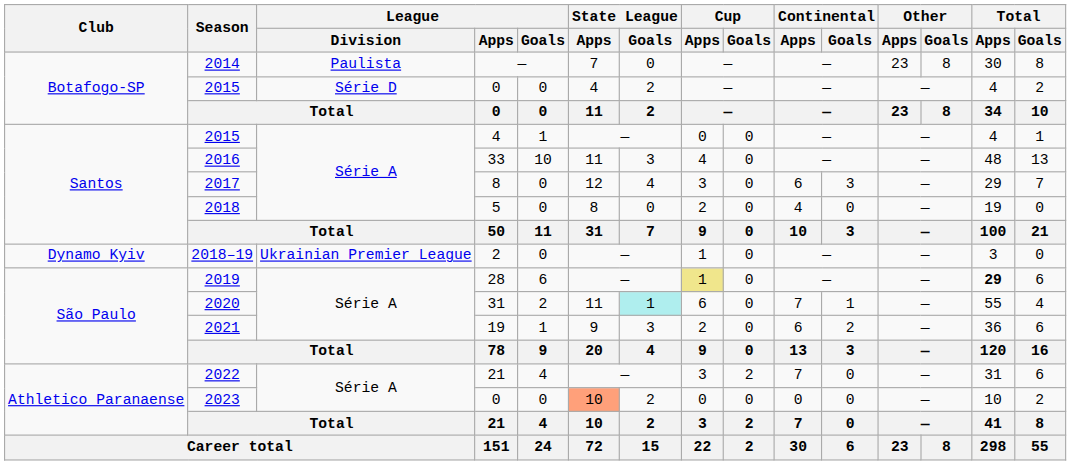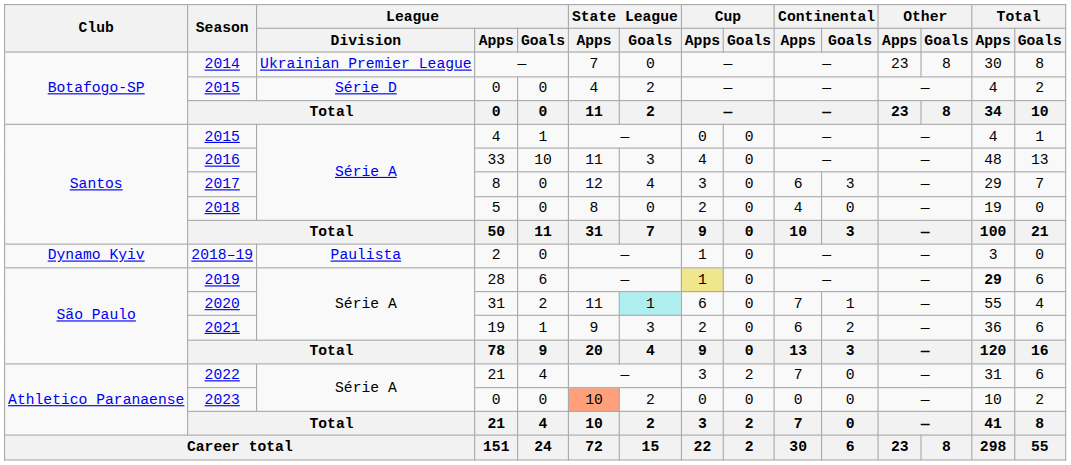(366, 64) Paulista -> (366, 64) Ukrainian Premier League
(366, 256) Ukrainian Premier League -> (366, 256) Paulista
